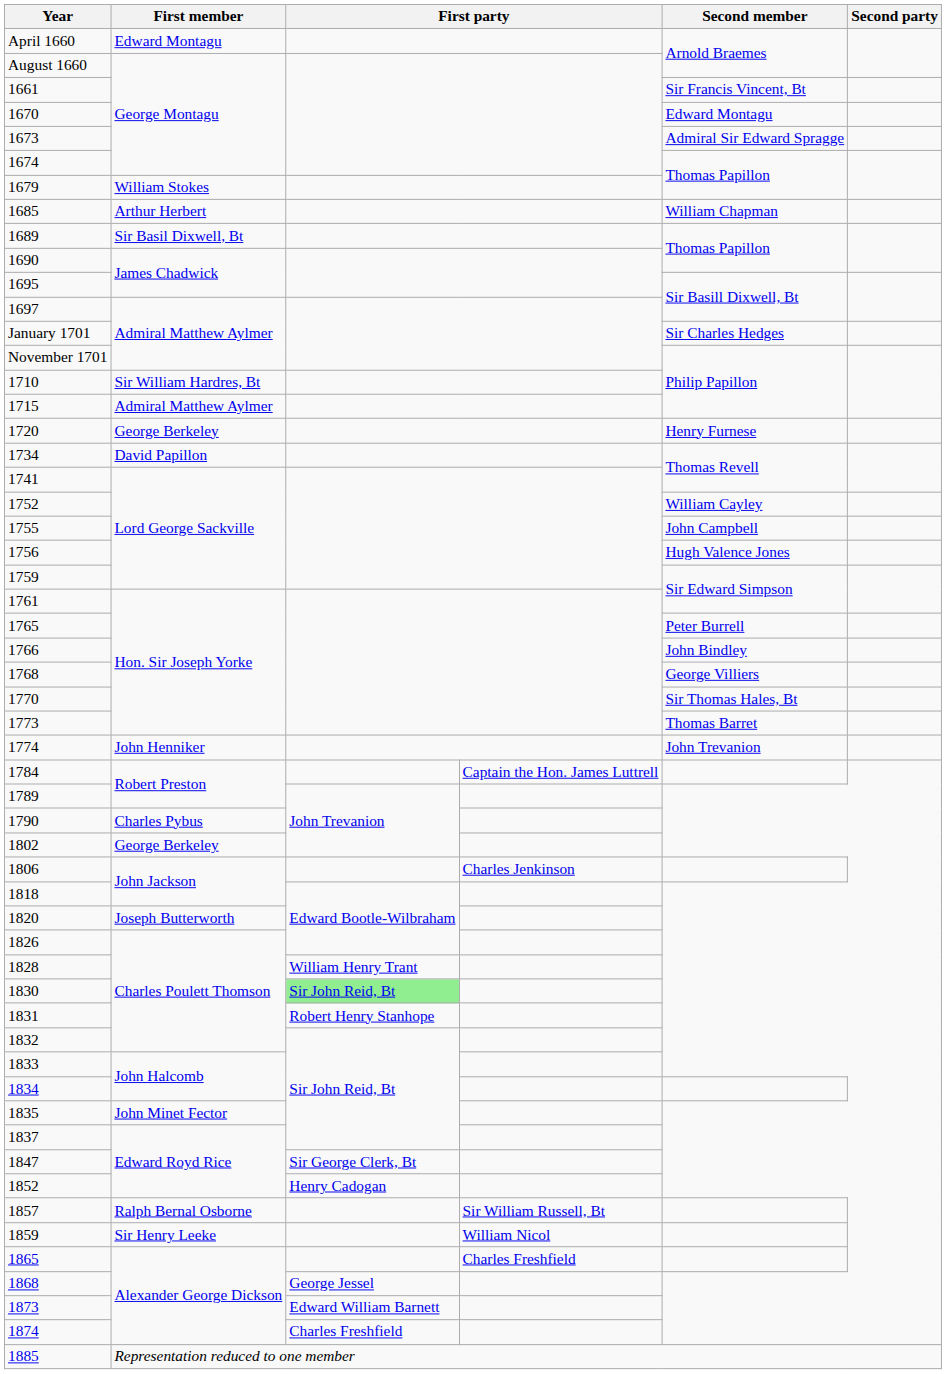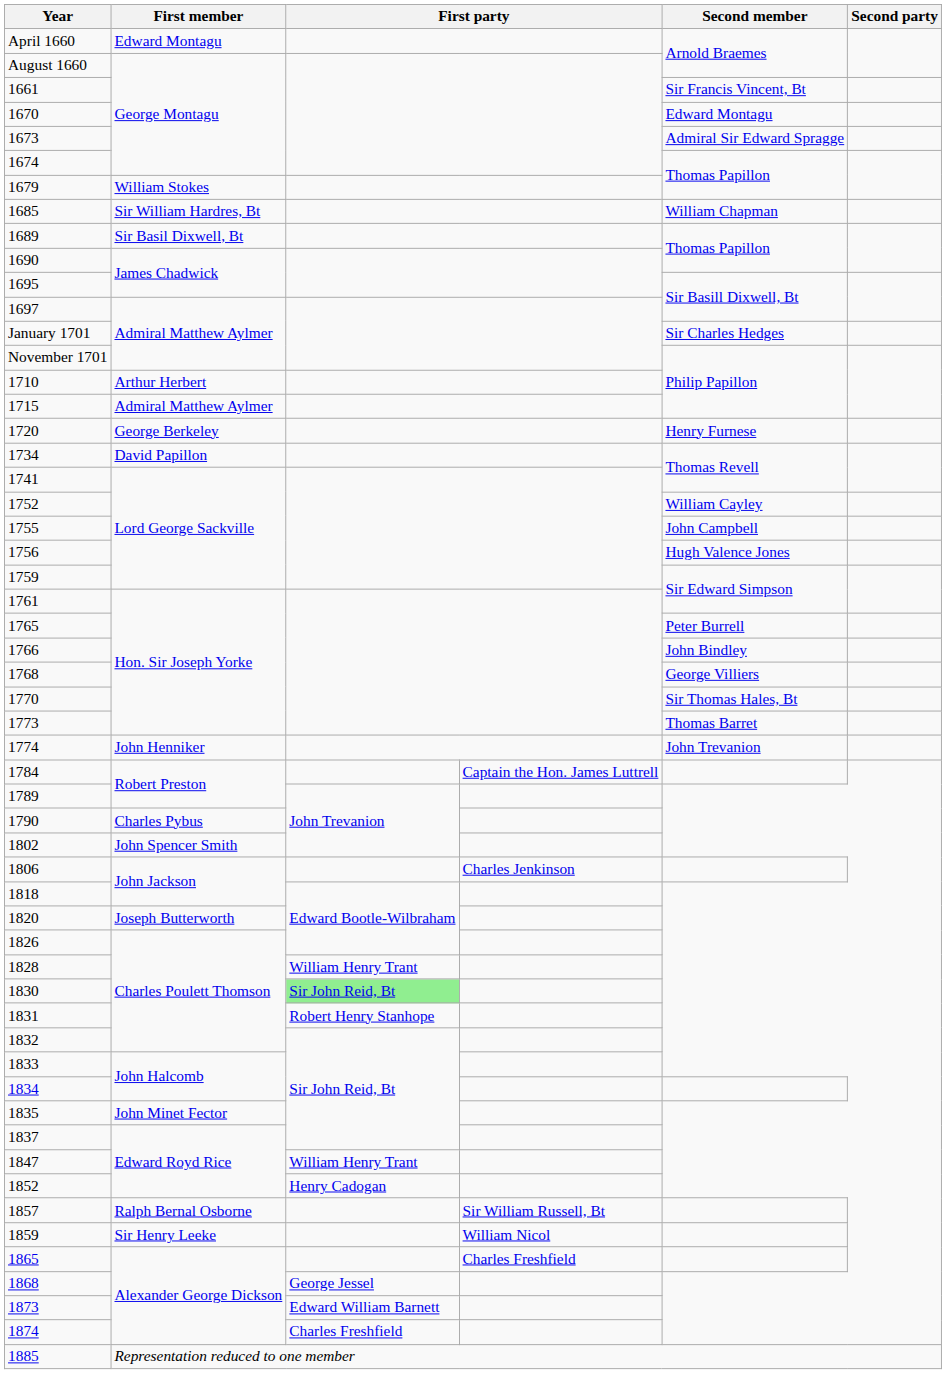(160, 211) Arthur Herbert -> (187, 211) Sir William Hardres, Bt
(187, 382) Sir William Hardres, Bt -> (160, 382) Arthur Herbert
(167, 844) George Berkeley -> (176, 844) John Spencer Smith
(353, 1161) Sir George Clerk, Bt -> (353, 1161) William Henry Trant
